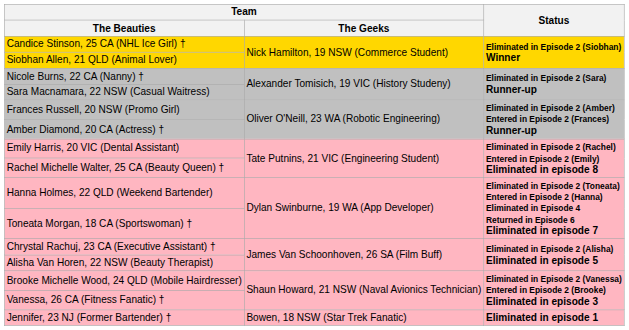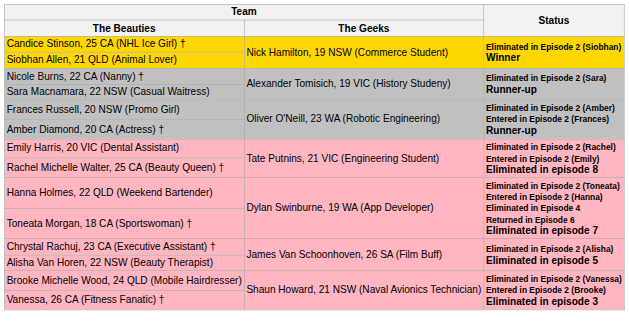- row: (89, 317)
